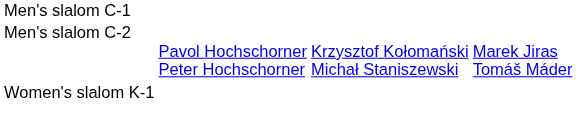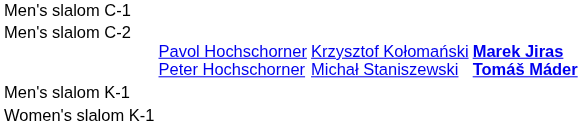(523, 60) normal -> (525, 60) bold
+ row: (67, 92)
